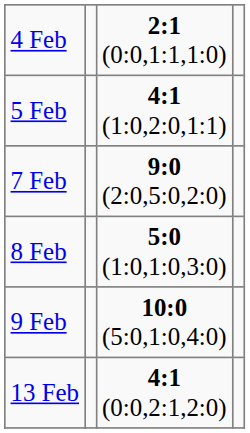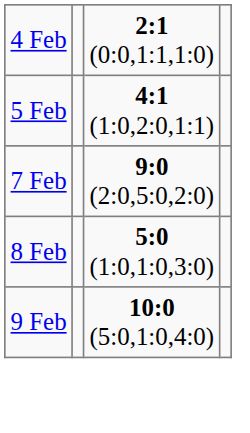- row: (45, 392)
